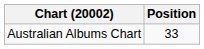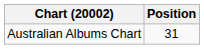(172, 34) 33 -> (172, 34) 31
